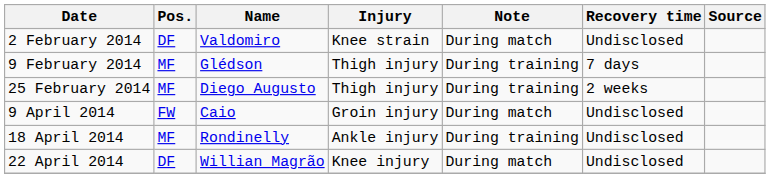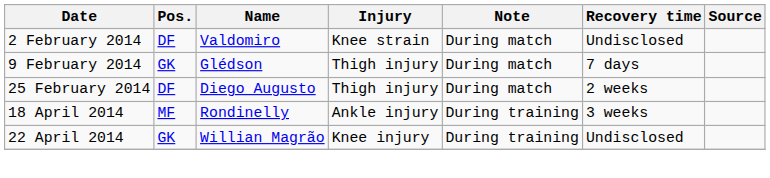(166, 65) MF -> (166, 65) GK
(512, 65) During training -> (499, 65) During match
(166, 89) MF -> (166, 89) DF
(512, 89) During training -> (499, 89) During match
- row: (61, 113)
(635, 137) Undisclosed -> (617, 113) 3 weeks
(166, 162) DF -> (166, 137) GK
(499, 162) During match -> (512, 137) During training
